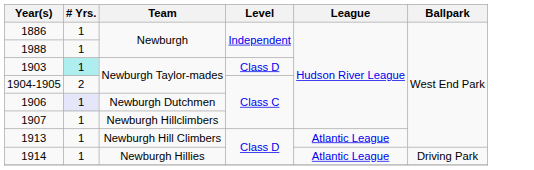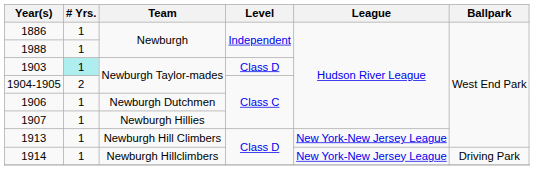(81, 102) lavender background -> (81, 102) no background
(162, 120) Newburgh Hillclimbers -> (162, 120) Newburgh Hillies
(351, 138) Atlantic League -> (371, 138) New York-New Jersey League
(162, 156) Newburgh Hillies -> (162, 156) Newburgh Hillclimbers
(351, 156) Atlantic League -> (371, 156) New York-New Jersey League
